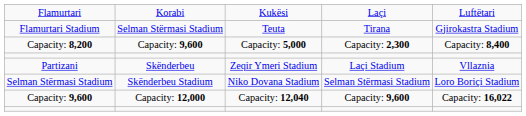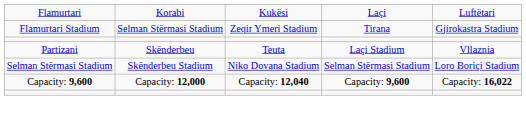(274, 28) Teuta -> (274, 28) Zeqir Ymeri Stadium
- row: (60, 45)
(274, 66) Zeqir Ymeri Stadium -> (274, 49) Teuta
